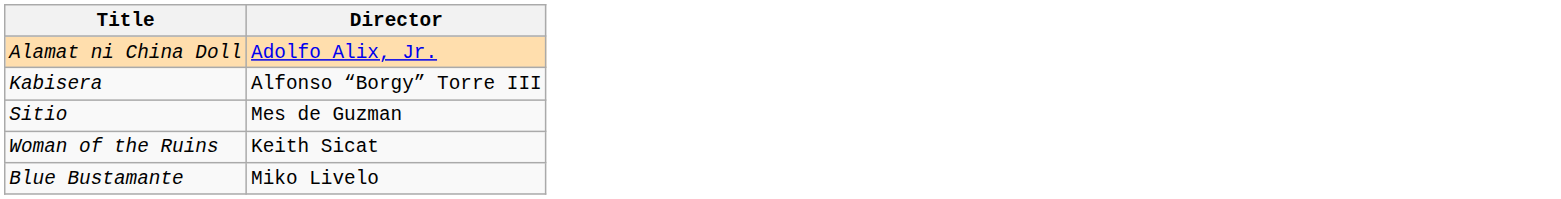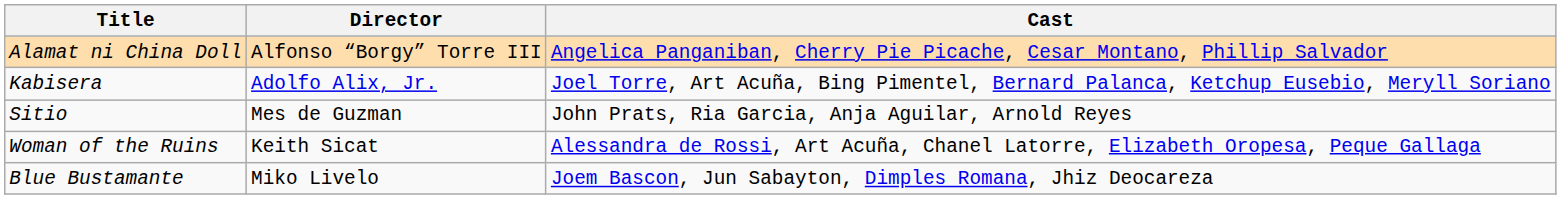+ column: (1051, 21)
(344, 52) Adolfo Alix, Jr. -> (396, 52) Alfonso “Borgy” Torre III
(396, 84) Alfonso “Borgy” Torre III -> (344, 84) Adolfo Alix, Jr.
